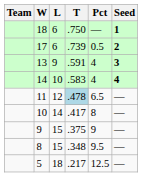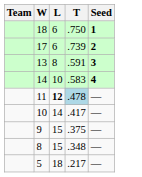- column: (100, 12)
(55, 63) 9 -> (55, 63) 8
(57, 96) normal -> (57, 96) bold
